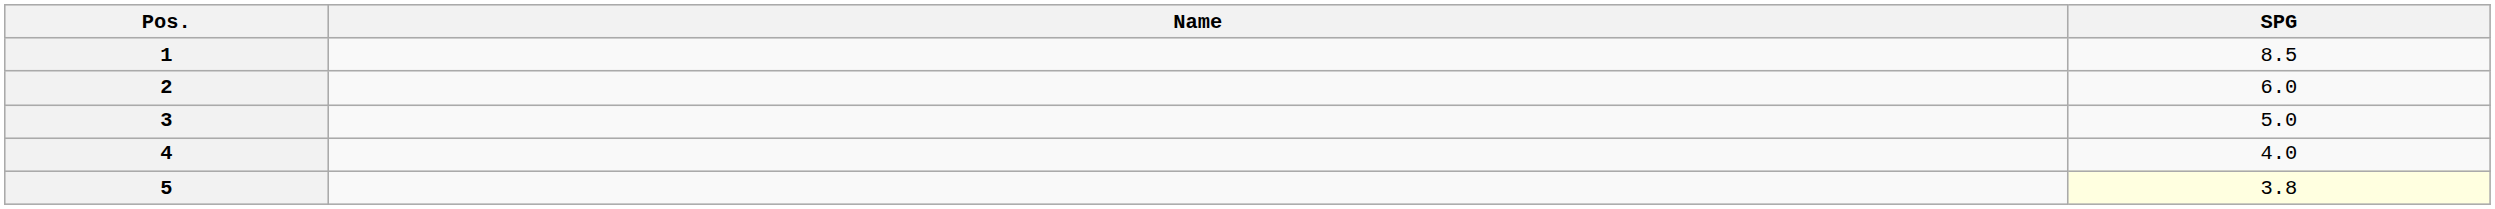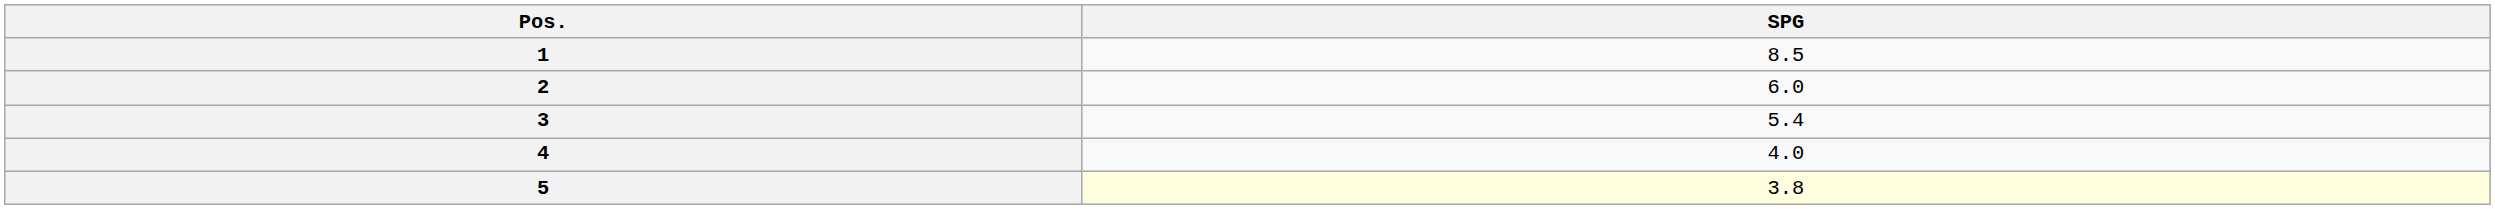- column: (1198, 21)
(2279, 121) 5.0 -> (1786, 121) 5.4
